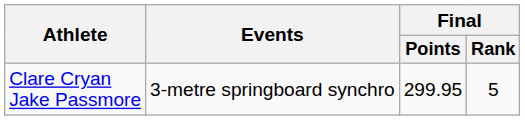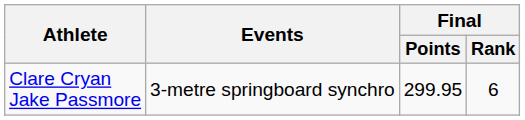(493, 90) 5 -> (493, 90) 6
